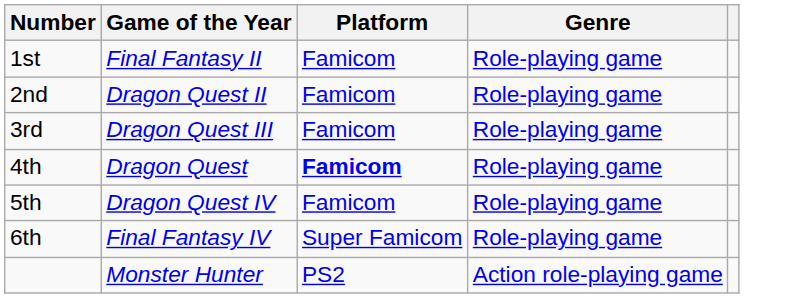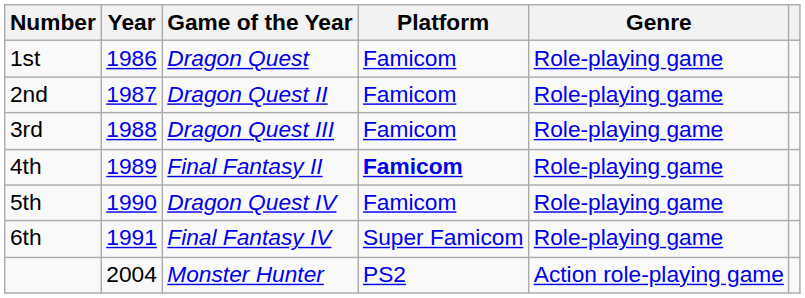+ column: (132, 22)
(184, 58) Final Fantasy II -> (238, 58) Dragon Quest
(177, 166) Dragon Quest -> (245, 166) Final Fantasy II
